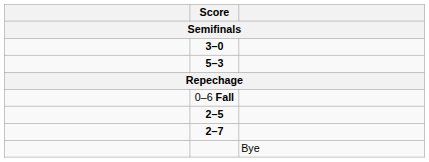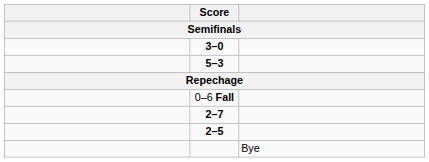rows swapped: (214, 115) <-> (214, 132)
